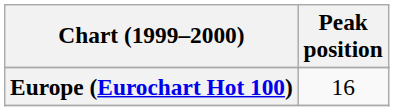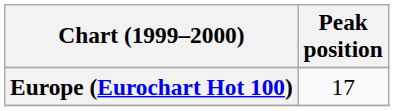(343, 86) 16 -> (343, 86) 17
